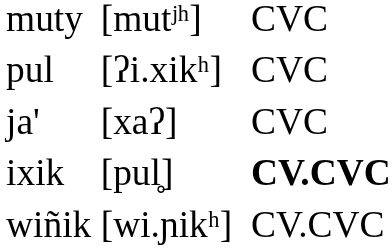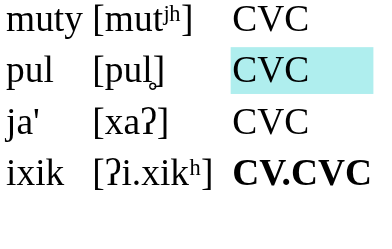(161, 69) [ʔi.xikʰ] -> (129, 69) [pul̥]
(290, 69) no background -> (271, 69) paleturquoise background
(137, 172) [pul̥] -> (153, 172) [ʔi.xikʰ]
- row: (49, 224)
